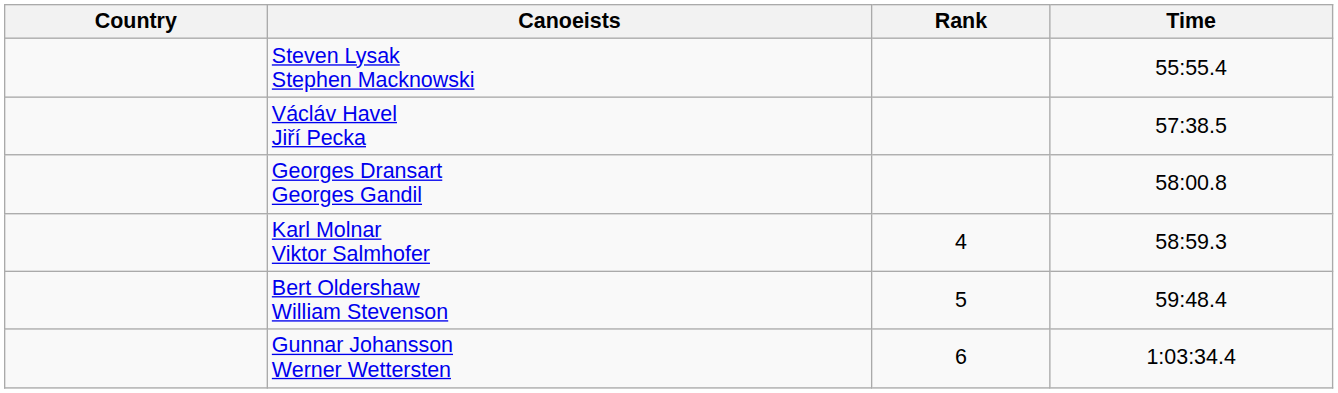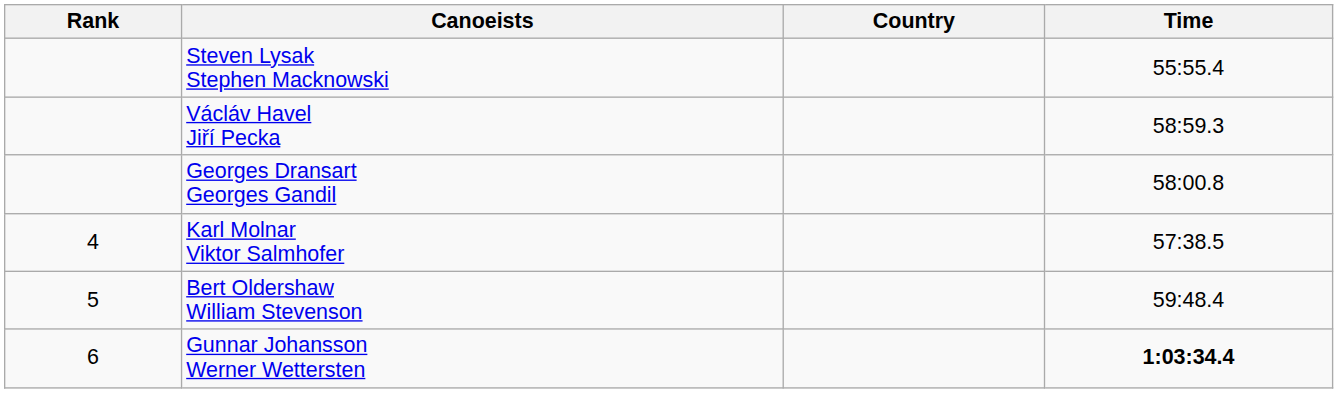columns swapped: (961, 21) <-> (136, 21)
(1191, 125) 57:38.5 -> (1188, 125) 58:59.3
(1191, 241) 58:59.3 -> (1188, 241) 57:38.5
(1191, 358) normal -> (1188, 358) bold
